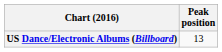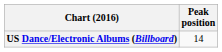(198, 39) 13 -> (198, 39) 14
